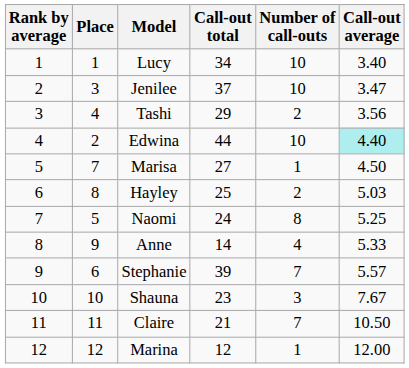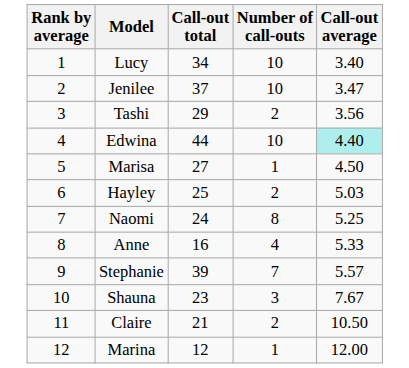- column: (95, 26)
(223, 245) 14 -> (200, 245) 16
(297, 323) 7 -> (275, 323) 2
